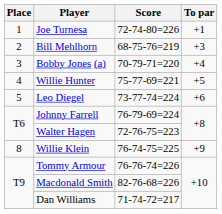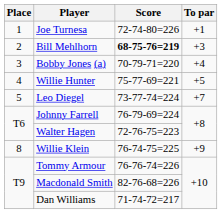(148, 47) normal -> (148, 47) bold
(199, 98) +6 -> (199, 98) +7
